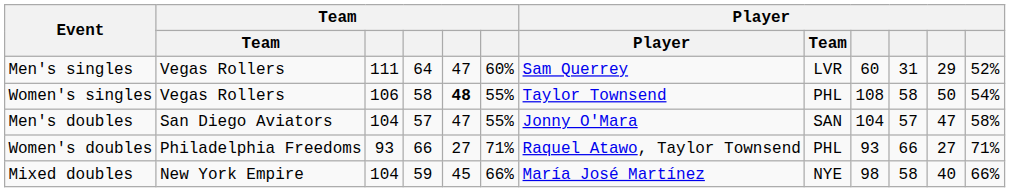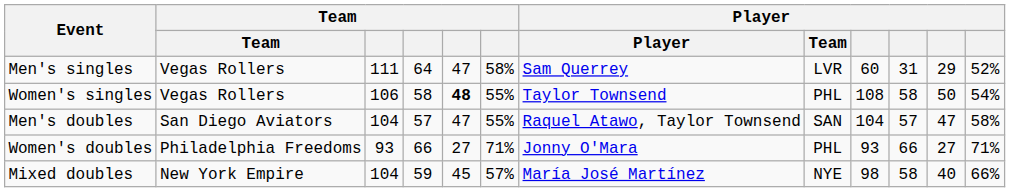(500, 70) 60% -> (500, 70) 58%
(580, 122) Jonny O'Mara -> (662, 122) Raquel Atawo, Taylor Townsend
(662, 148) Raquel Atawo, Taylor Townsend -> (580, 148) Jonny O'Mara
(500, 174) 66% -> (500, 174) 57%
